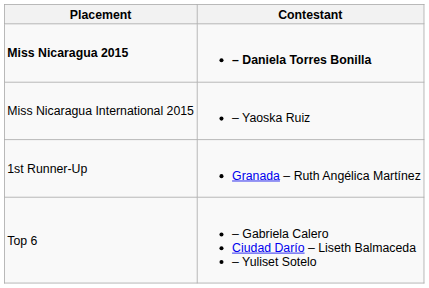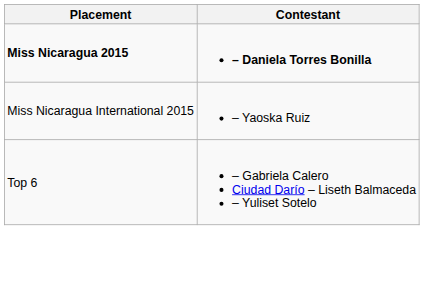- row: (47, 169)
